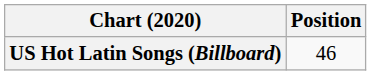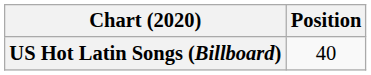(326, 53) 46 -> (326, 53) 40
